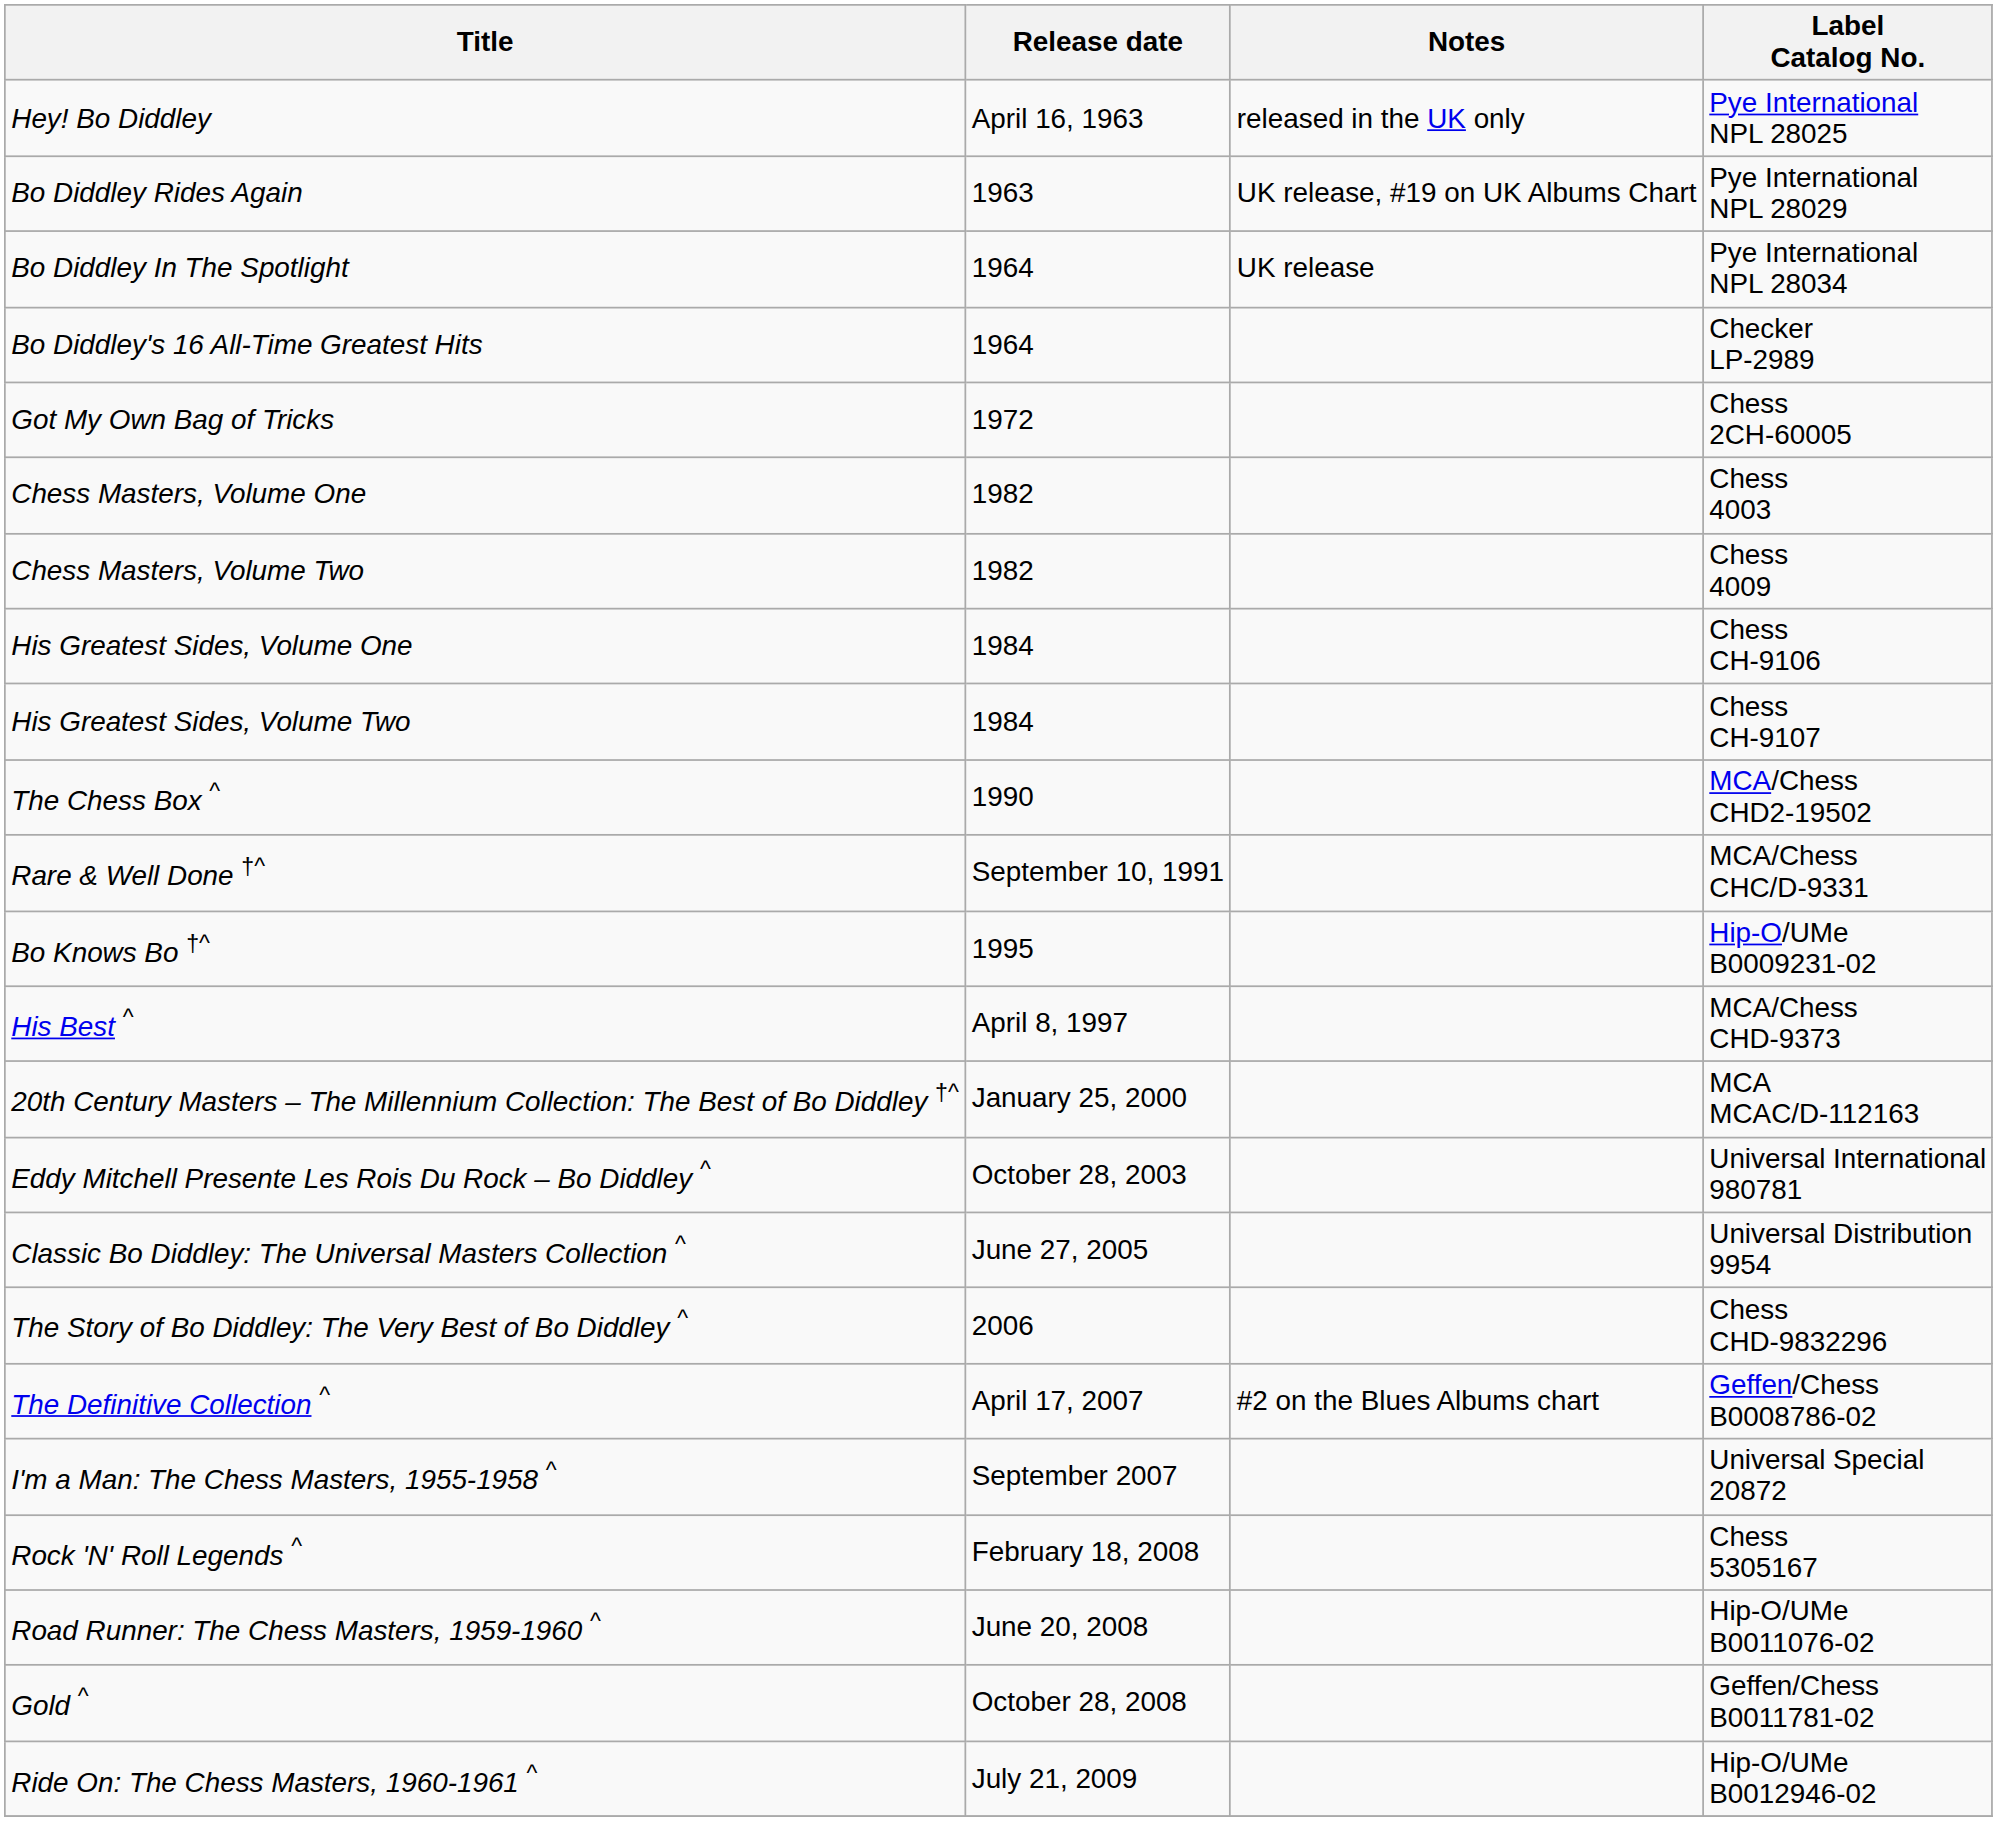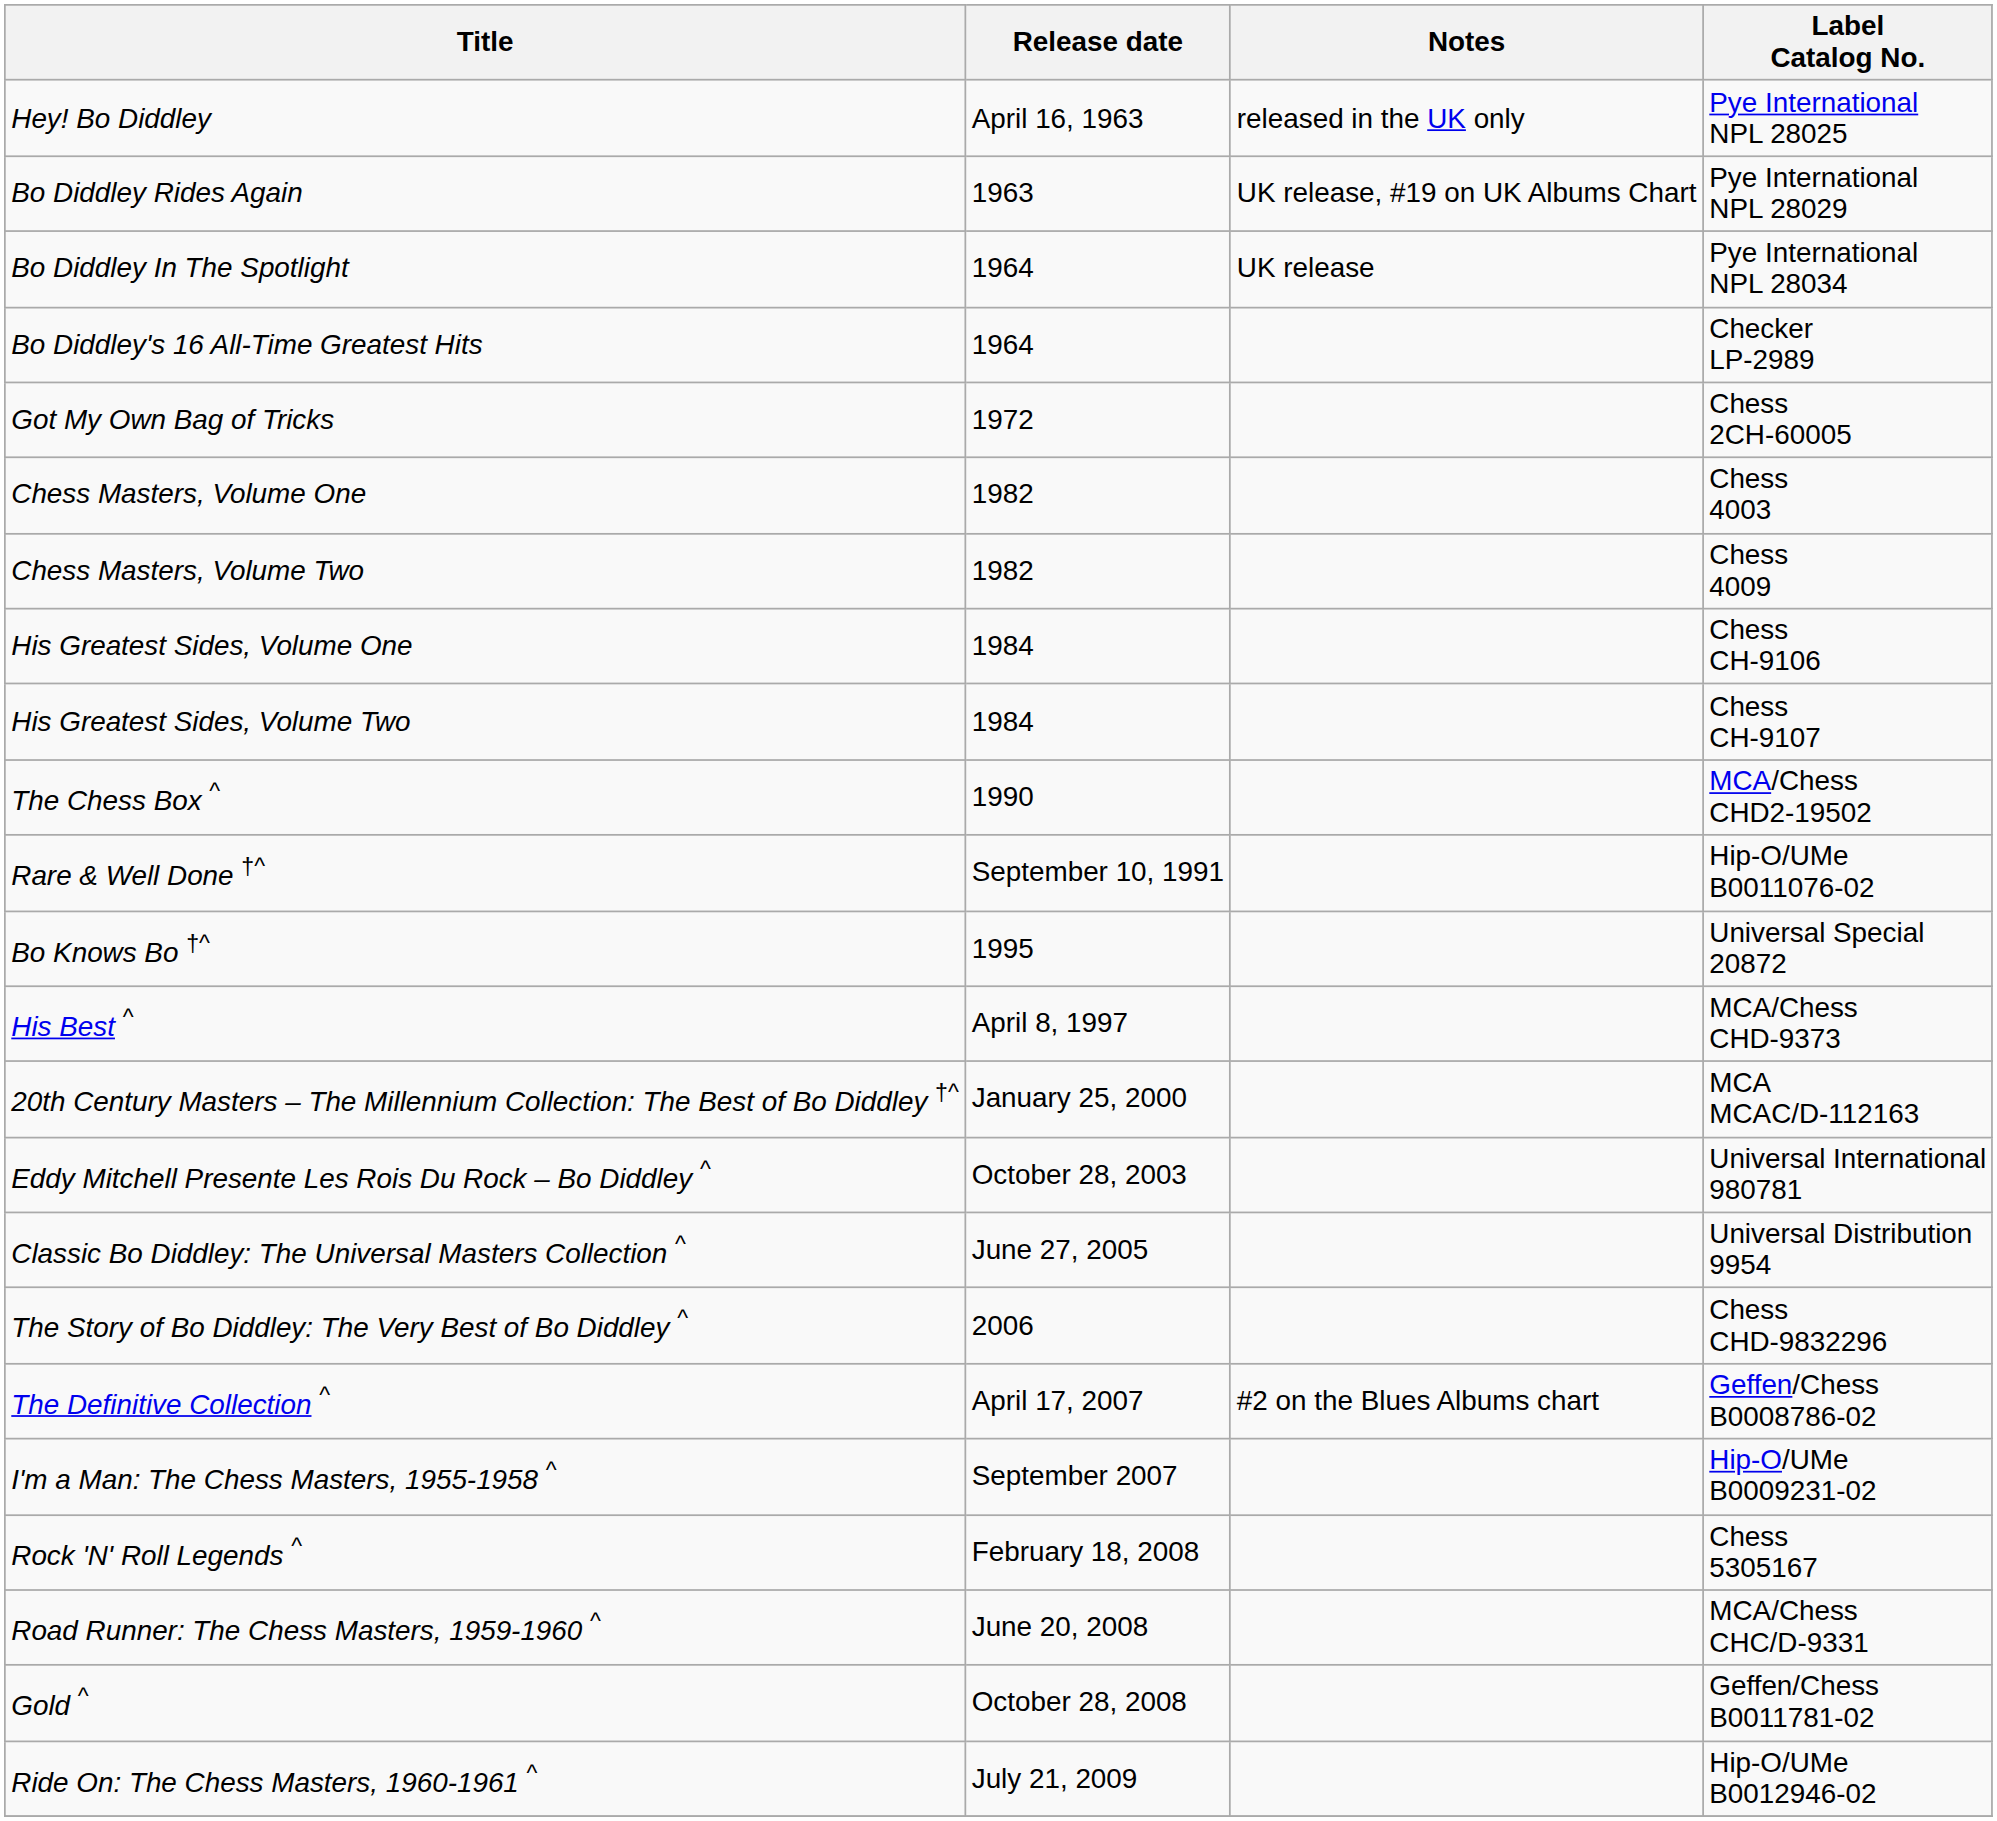(1789, 872) MCA/Chess CHC/D-9331 -> (1792, 872) Hip-O/UMe B0011076-02
(1793, 947) Hip-O/UMe B0009231-02 -> (1817, 947) Universal Special 20872
(1817, 1476) Universal Special 20872 -> (1793, 1476) Hip-O/UMe B0009231-02
(1792, 1627) Hip-O/UMe B0011076-02 -> (1789, 1627) MCA/Chess CHC/D-9331
